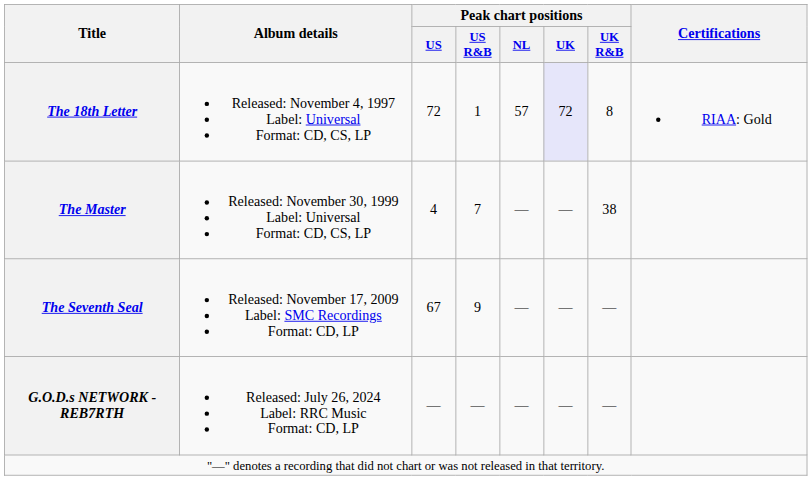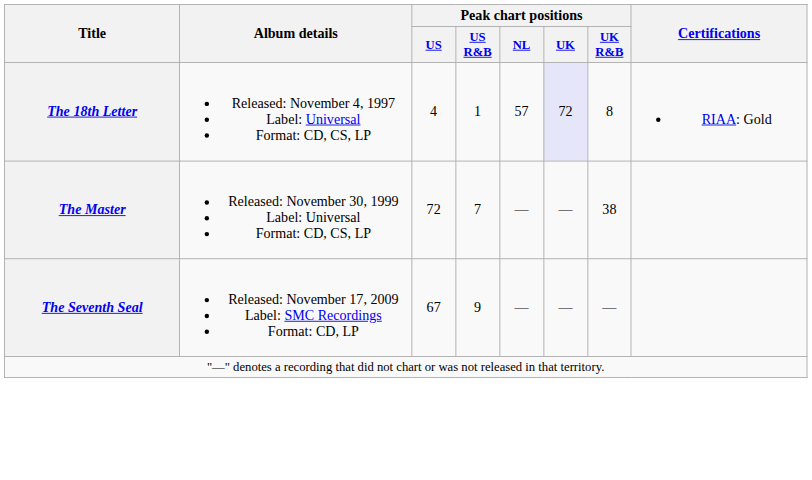(434, 111) 72 -> (434, 111) 4
(434, 209) 4 -> (434, 209) 72
- row: (92, 405)
